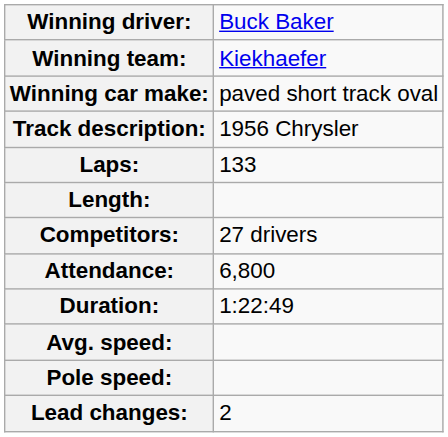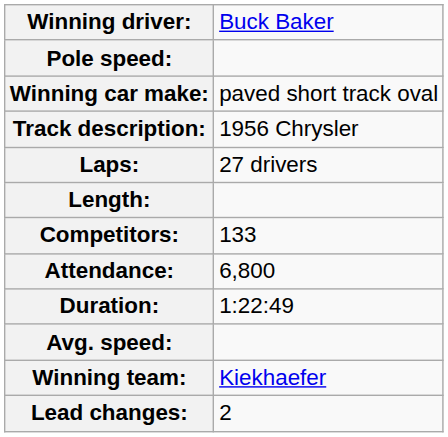rows swapped: (109, 57) <-> (109, 377)
(238, 164) 133 -> (268, 164) 27 drivers
(268, 235) 27 drivers -> (238, 235) 133
